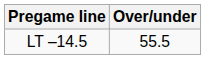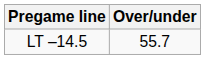(155, 41) 55.5 -> (155, 41) 55.7
